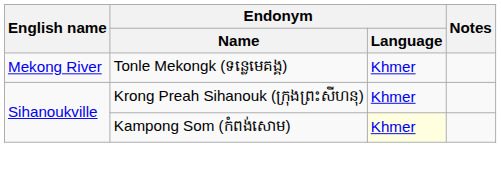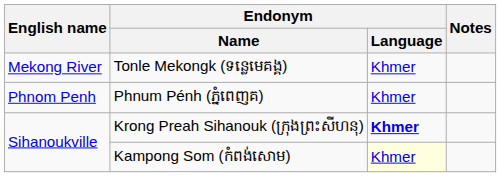+ row: (189, 96)
(393, 97) normal -> (395, 127) bold
